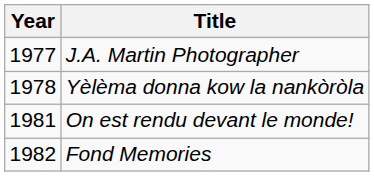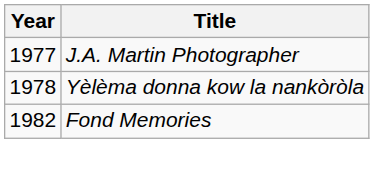- row: (210, 120)
